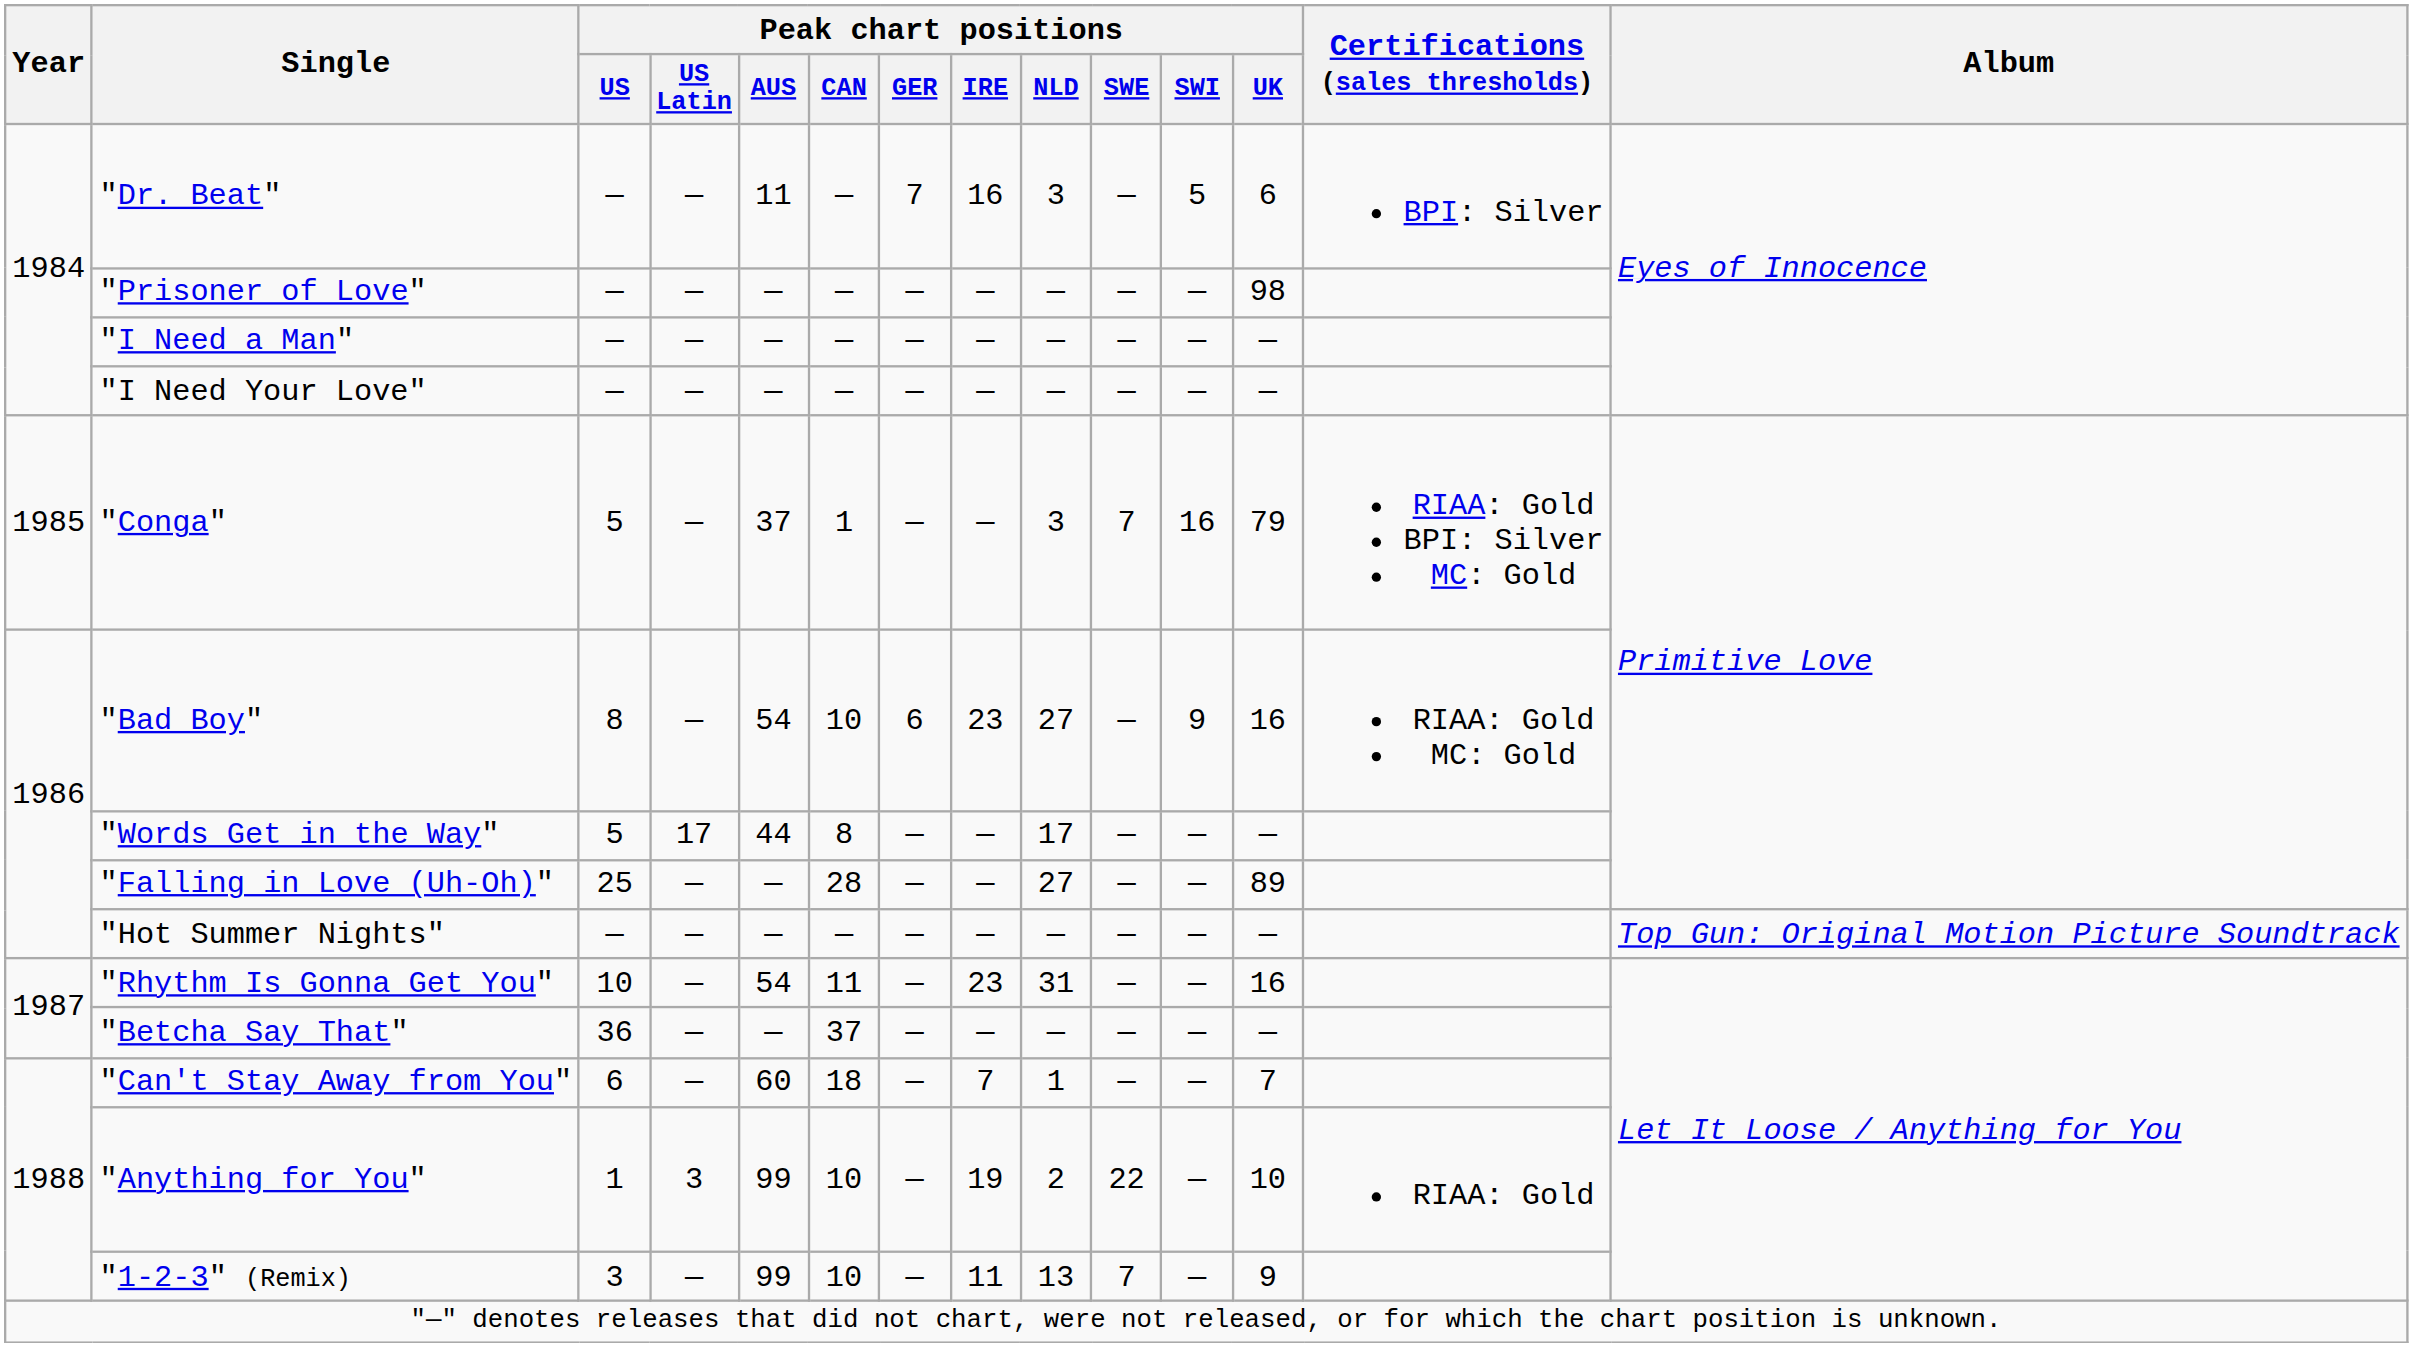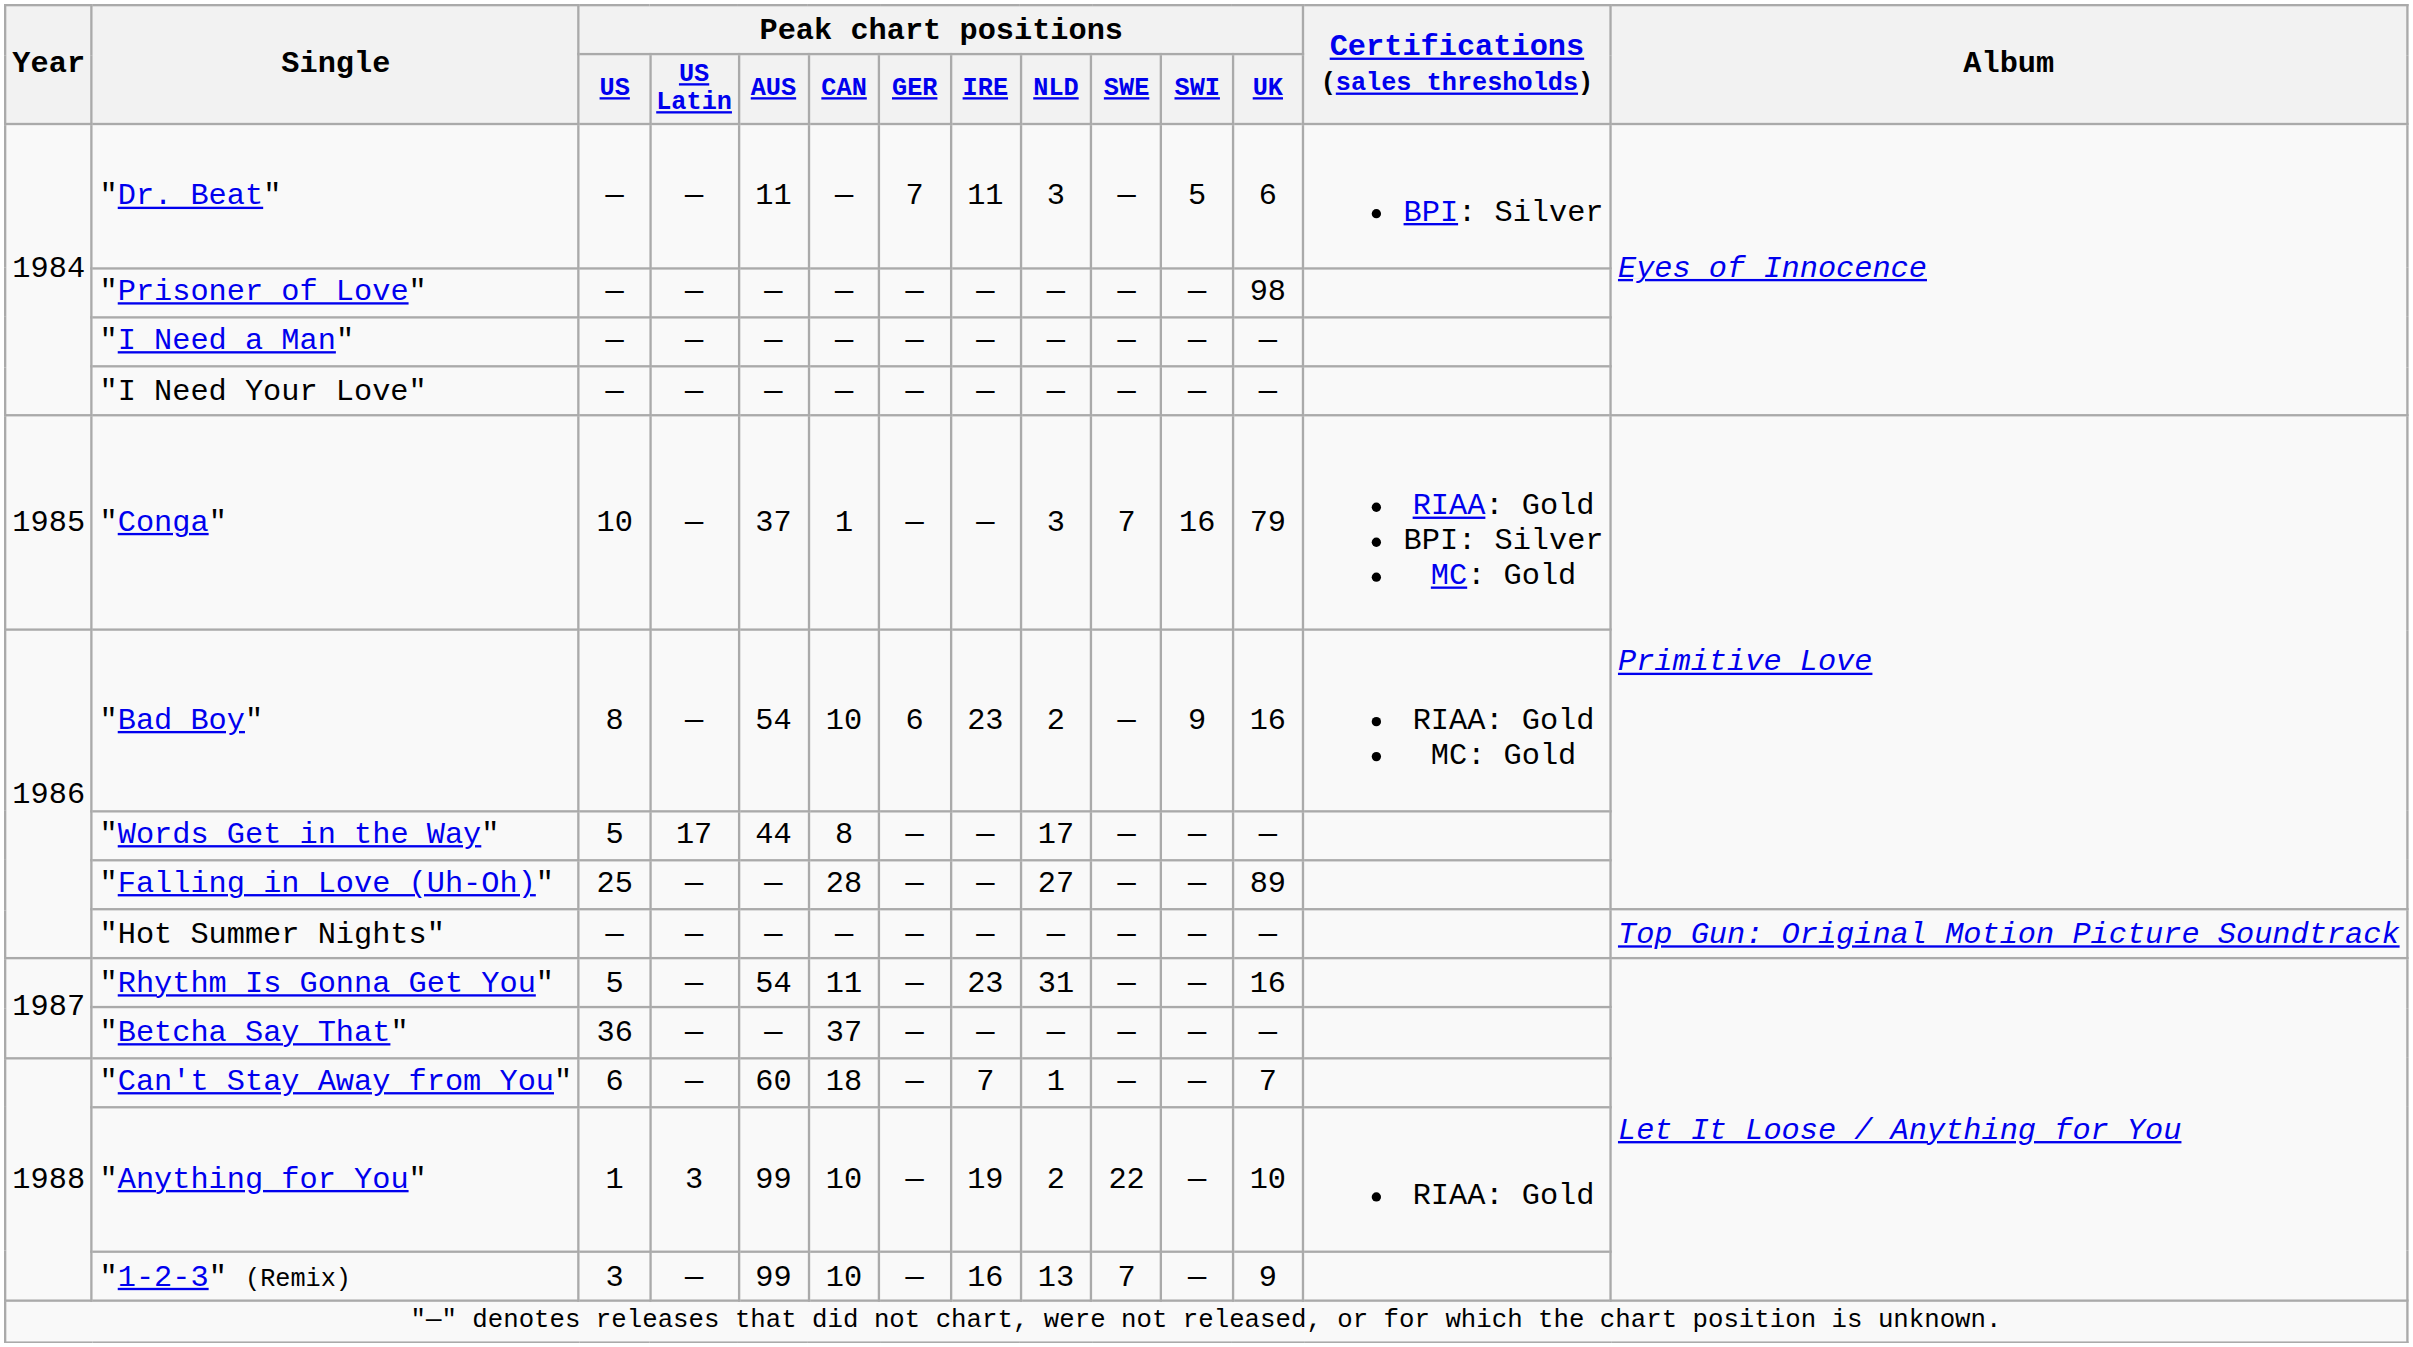(985, 195) 16 -> (985, 195) 11
(615, 523) 5 -> (615, 523) 10
(1056, 721) 27 -> (1056, 721) 2
(615, 983) 10 -> (615, 983) 5
(985, 1276) 11 -> (985, 1276) 16
